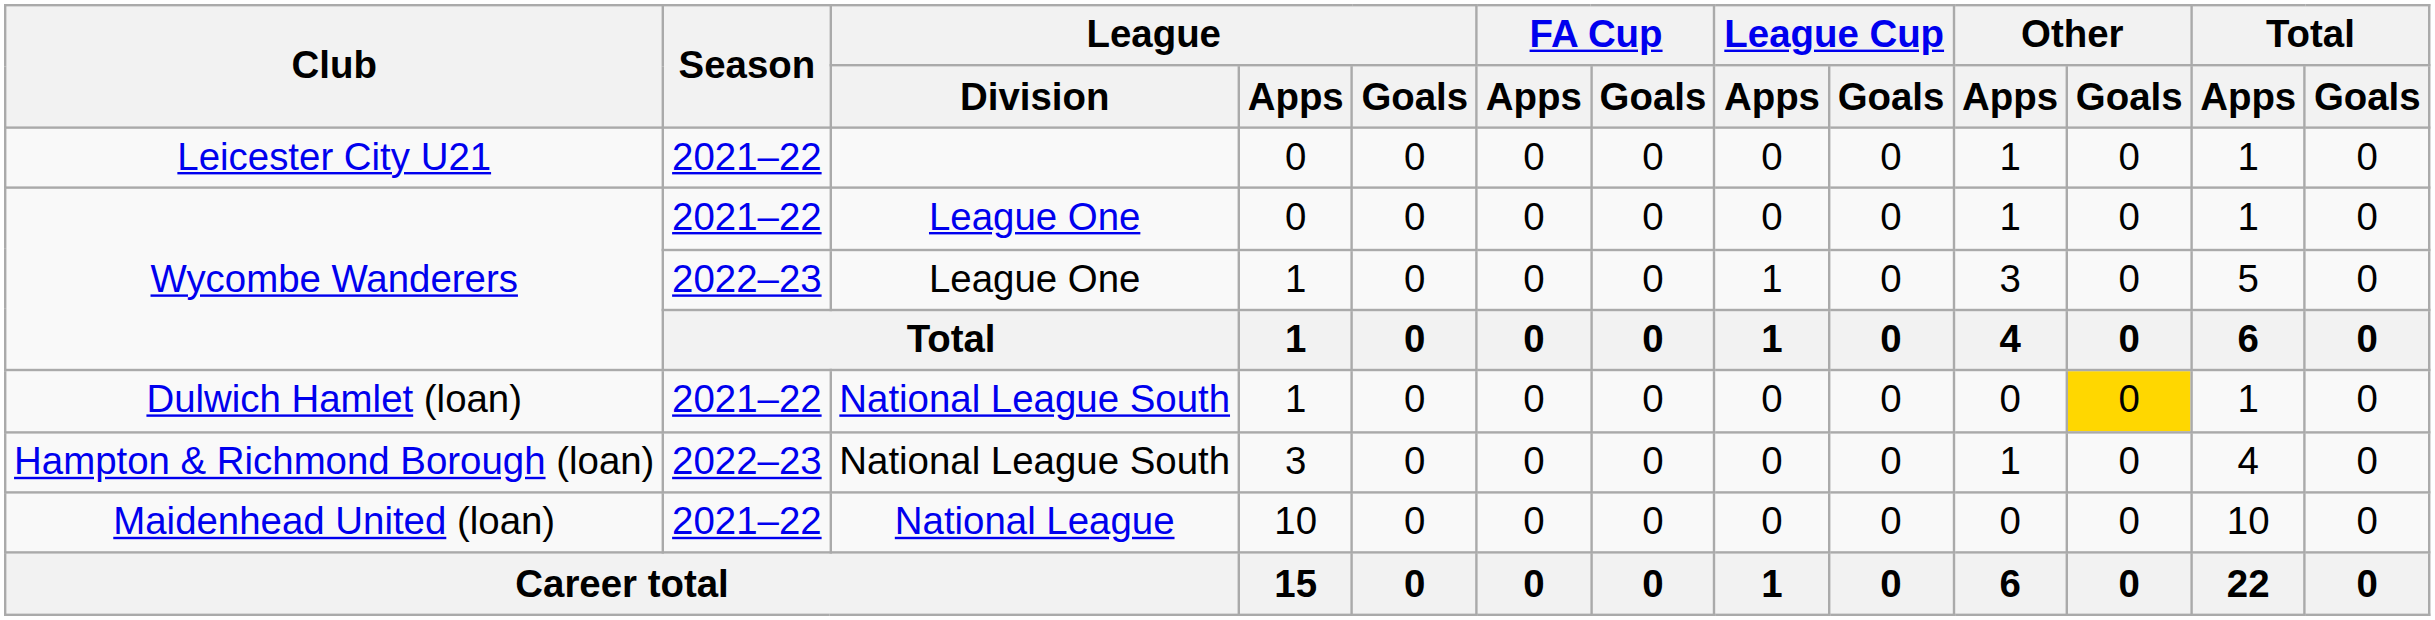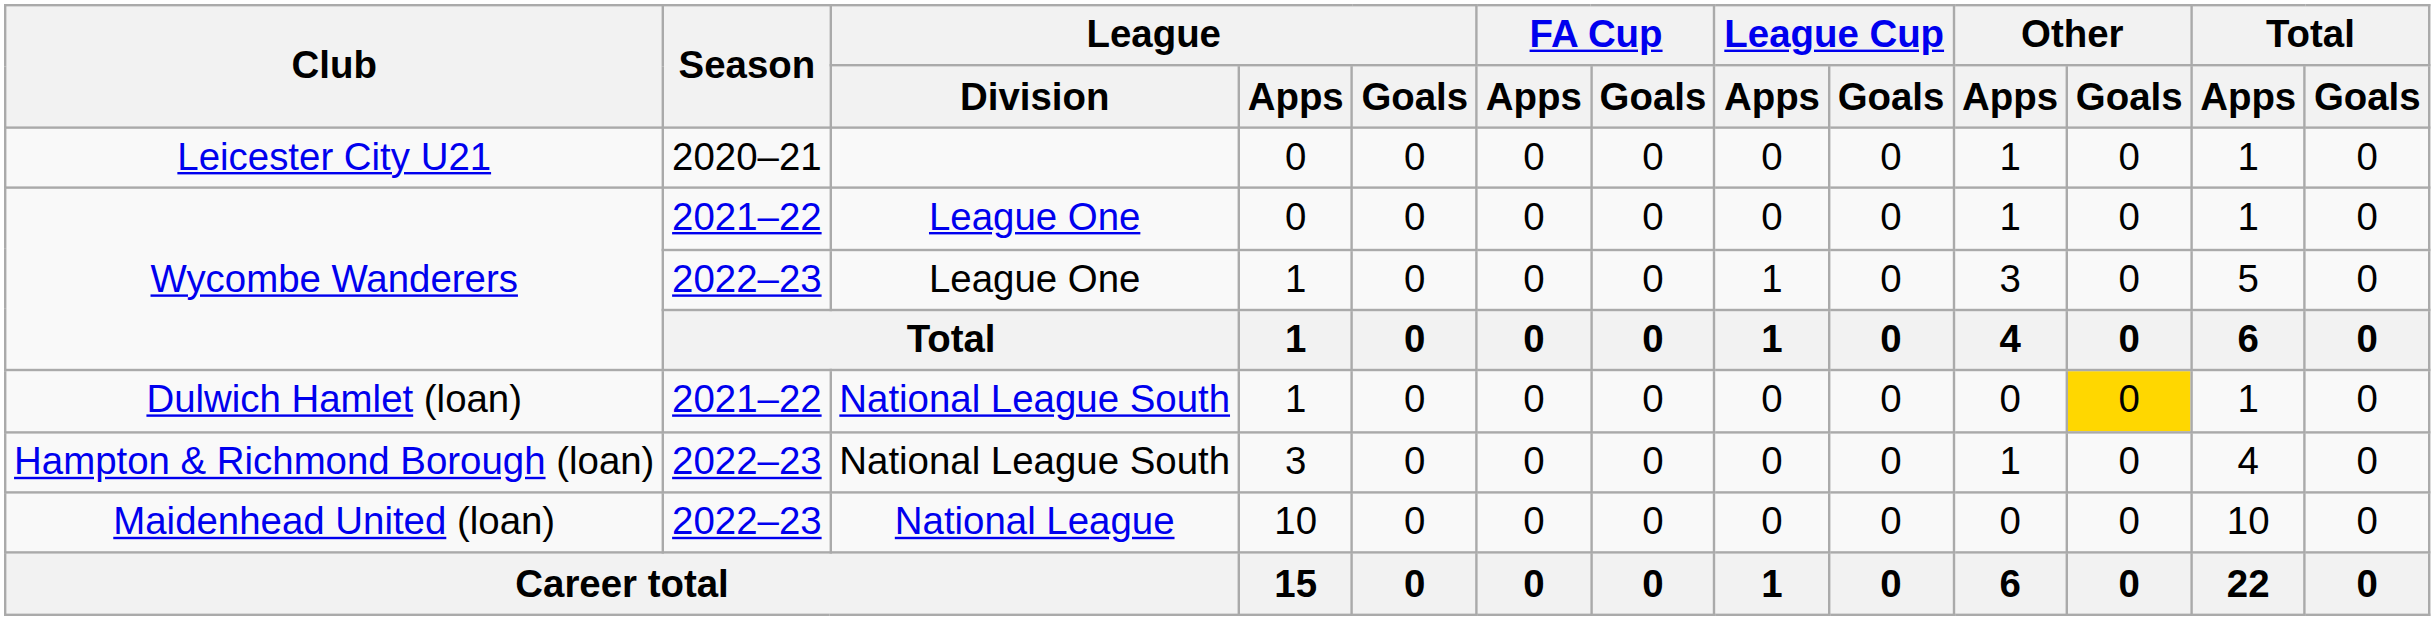(747, 156) 2021–22 -> (747, 156) 2020–21
(747, 522) 2021–22 -> (747, 522) 2022–23
